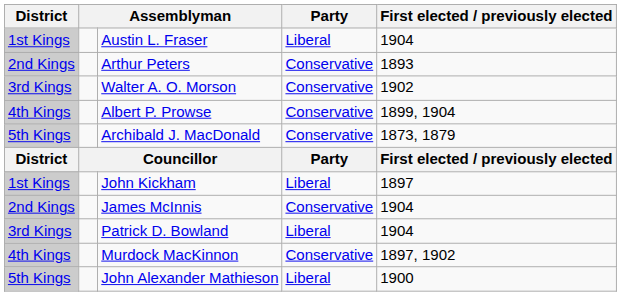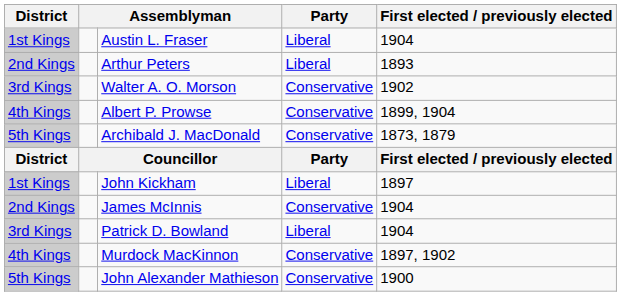(329, 64) Conservative -> (308, 64) Liberal
(308, 278) Liberal -> (329, 278) Conservative
